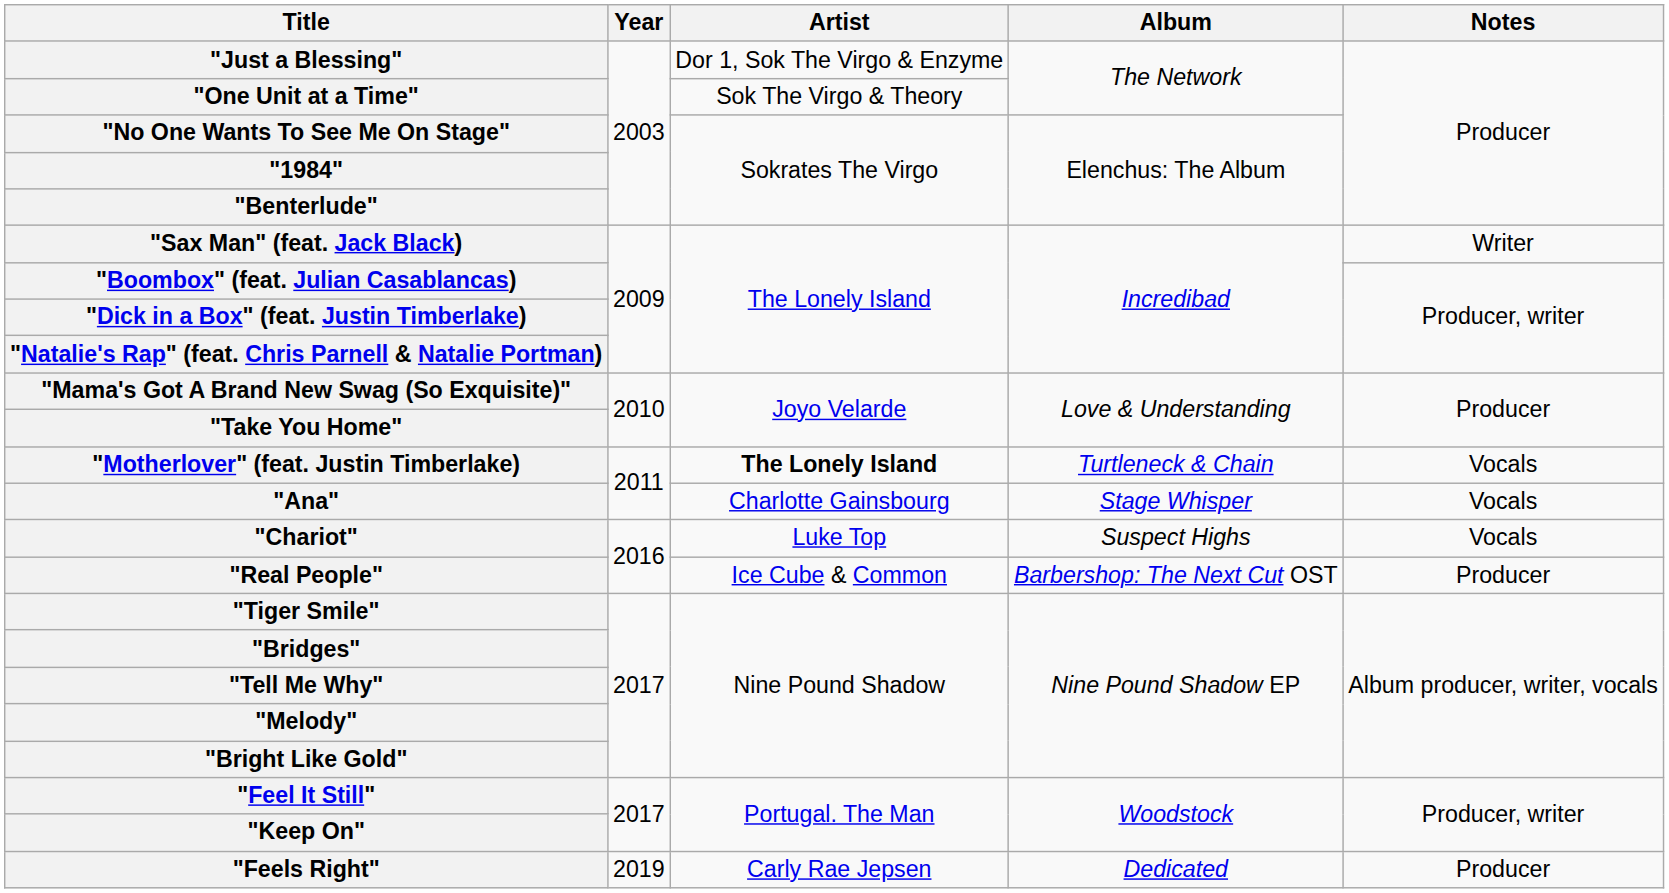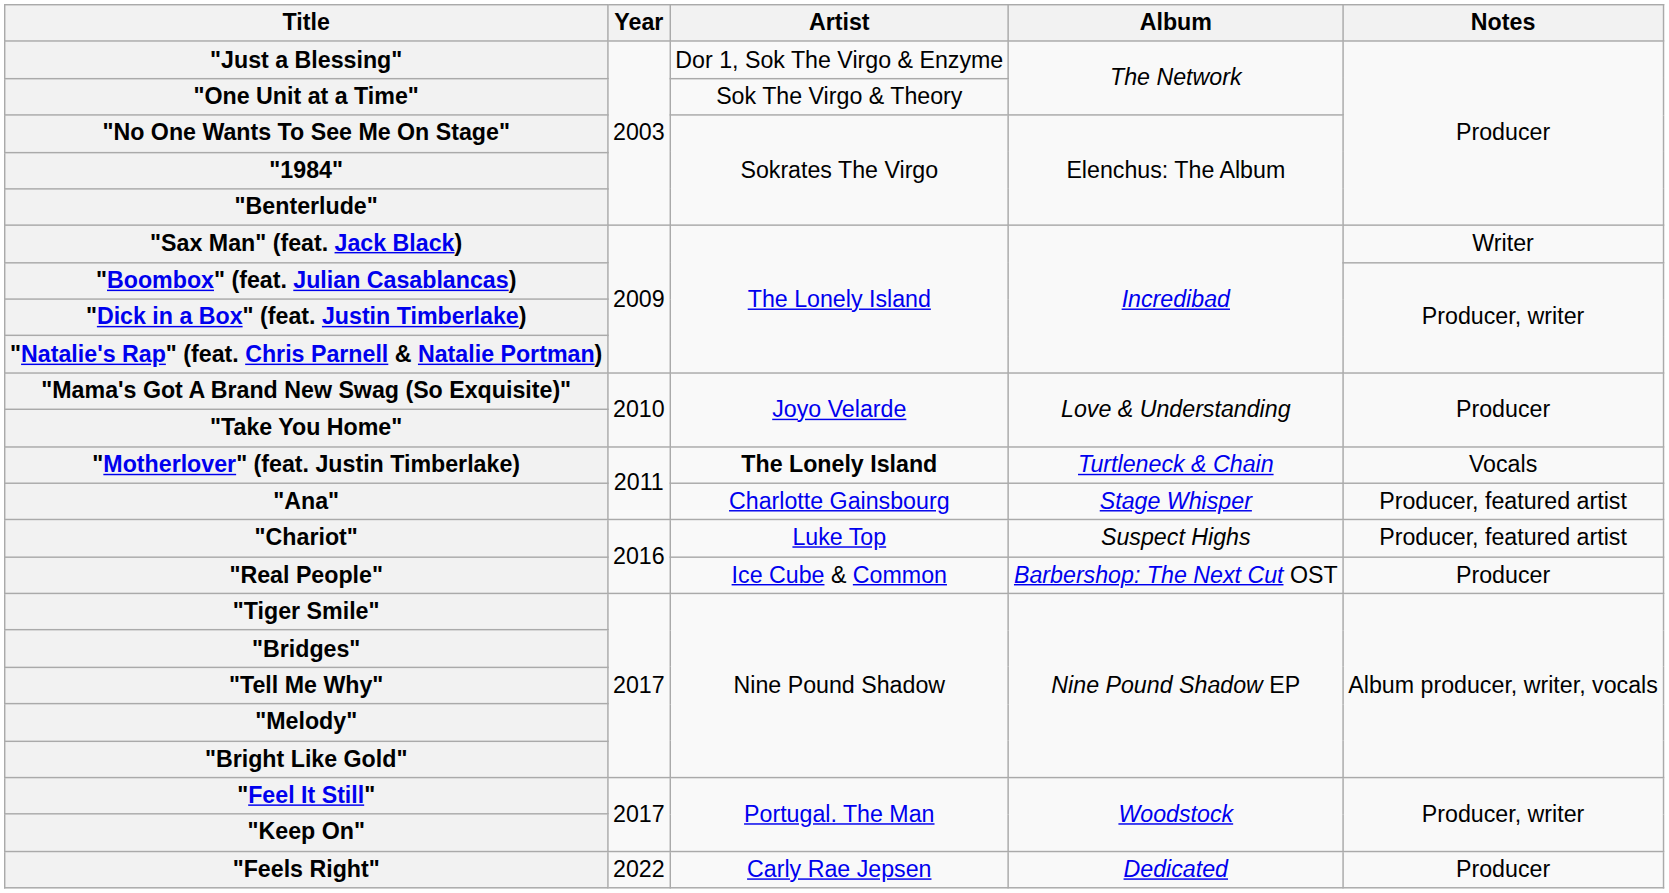(1503, 501) Vocals -> (1503, 501) Producer, featured artist
(1503, 538) Vocals -> (1503, 538) Producer, featured artist
(639, 869) 2019 -> (639, 869) 2022
